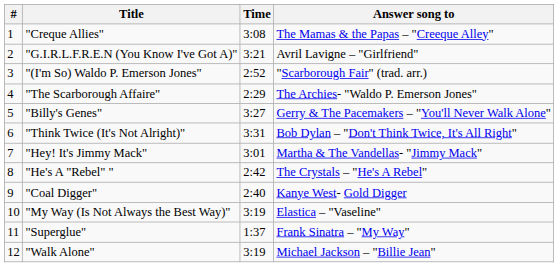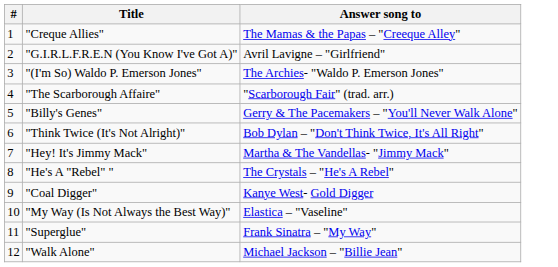- column: (257, 14)
(352, 73) "Scarborough Fair" (trad. arr.) -> (343, 73) The Archies- "Waldo P. Emerson Jones"
(377, 93) The Archies- "Waldo P. Emerson Jones" -> (318, 93) "Scarborough Fair" (trad. arr.)
